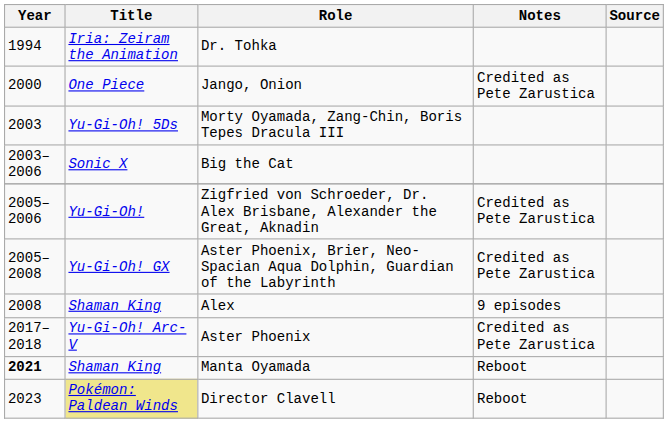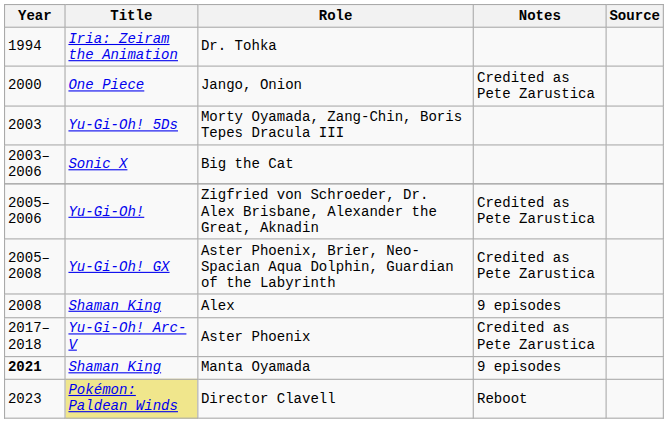(502, 368) Reboot -> (519, 368) 9 episodes
